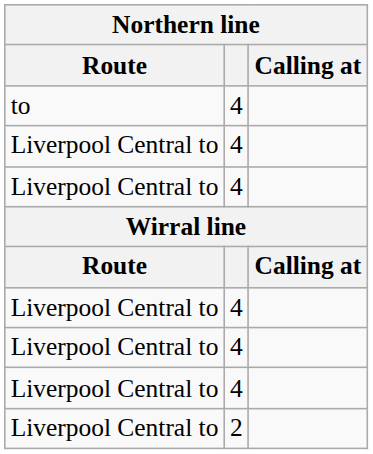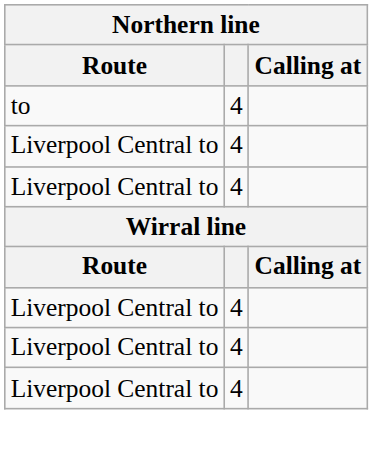- row: (115, 428)
